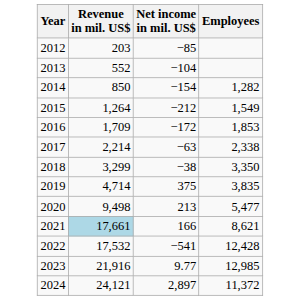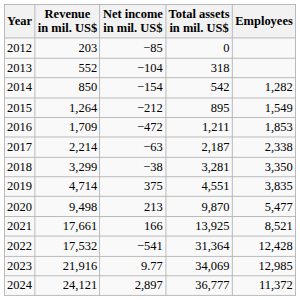+ column: (199, 21)
(183, 127) −172 -> (150, 127) −472
(113, 226) lightblue background -> (80, 226) no background
(245, 226) 8,621 -> (279, 226) 8,521
